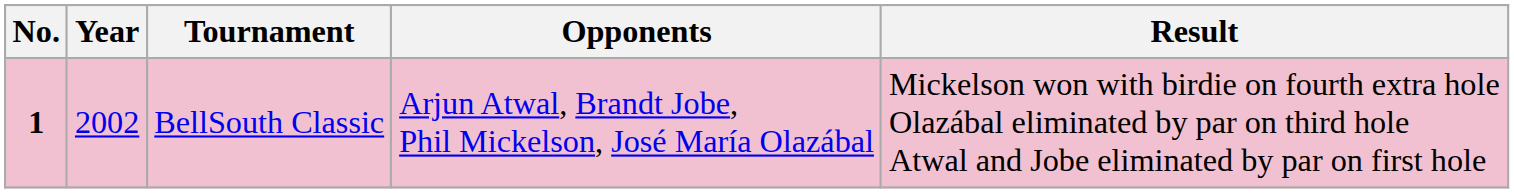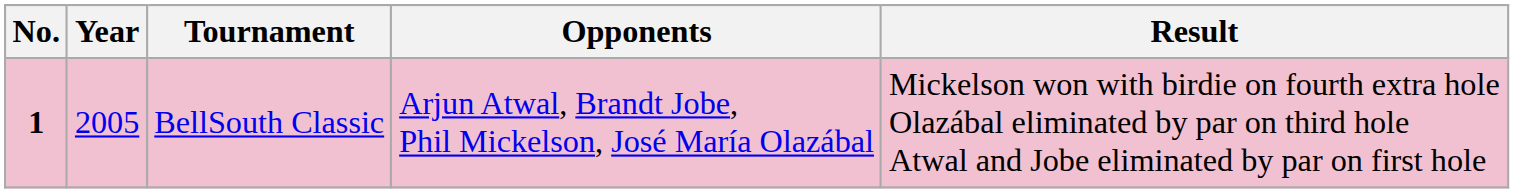(107, 122) 2002 -> (107, 122) 2005
